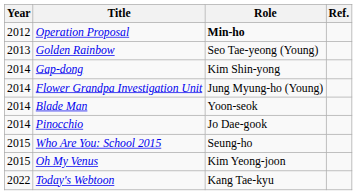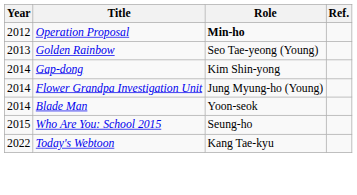- row: (59, 124)
- row: (67, 161)
